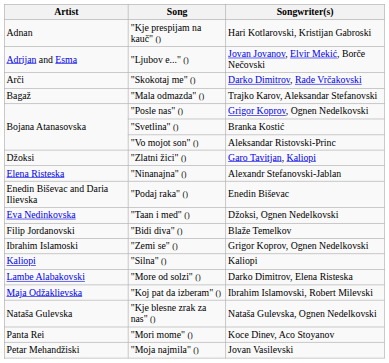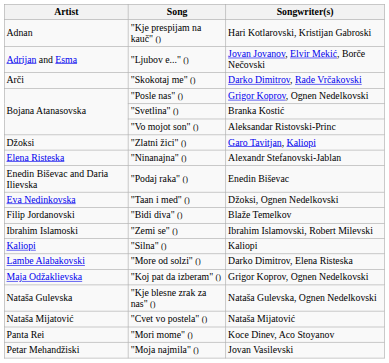- row: (167, 96)
(298, 246) Grigor Koprov, Ognen Nedelkovski -> (300, 230) Ibrahim Islamovski, Robert Milevski
(300, 292) Ibrahim Islamovski, Robert Milevski -> (298, 277) Grigor Koprov, Ognen Nedelkovski
+ row: (169, 319)
